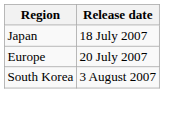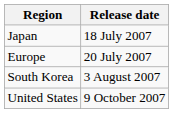+ row: (43, 98)
